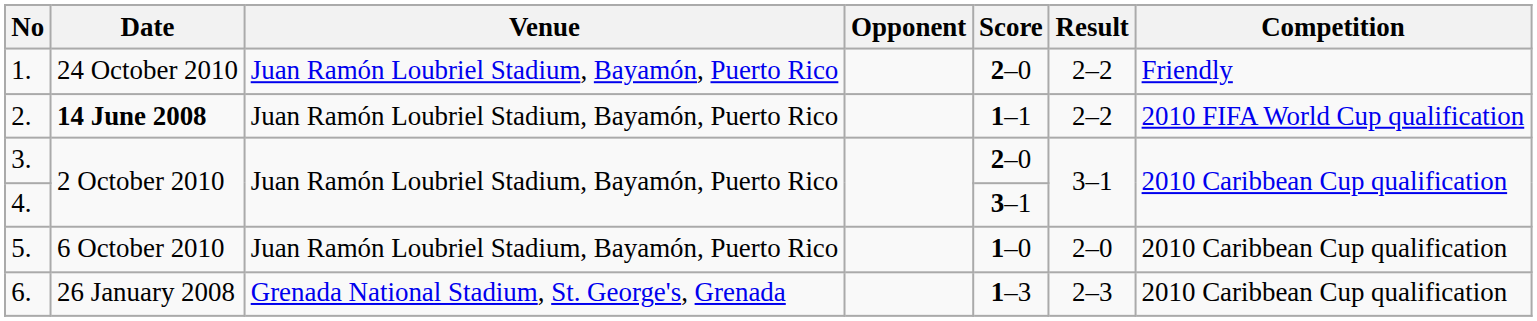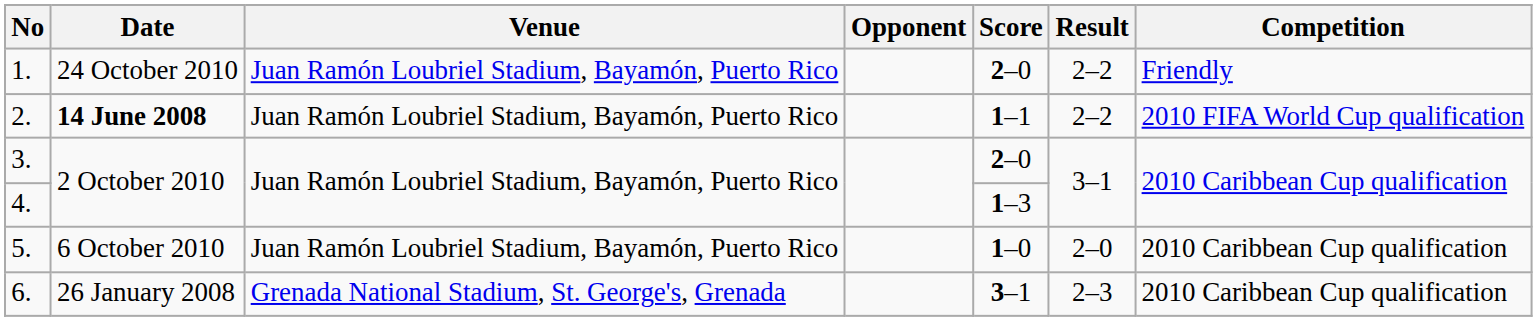(1011, 204) 3–1 -> (1011, 204) 1–3
(1011, 292) 1–3 -> (1011, 292) 3–1
